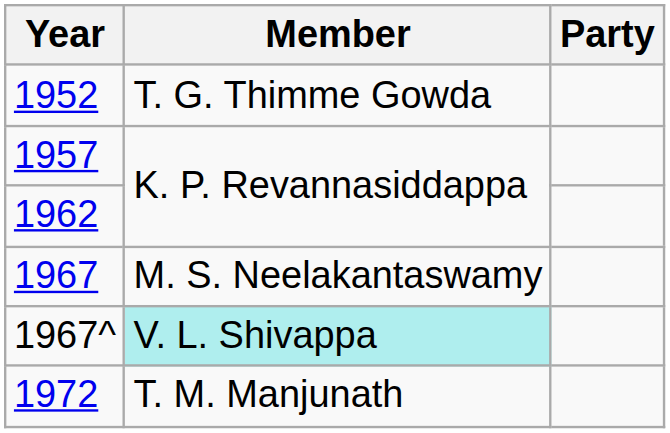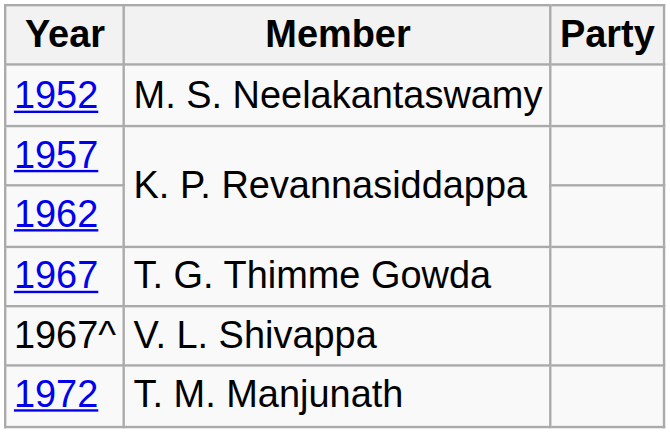(312, 94) T. G. Thimme Gowda -> (338, 94) M. S. Neelakantaswamy
(338, 275) M. S. Neelakantaswamy -> (312, 275) T. G. Thimme Gowda
(255, 335) paleturquoise background -> (255, 335) no background
